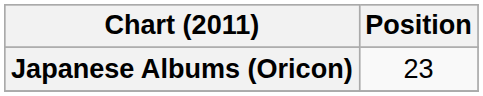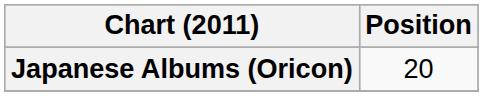(418, 68) 23 -> (418, 68) 20
